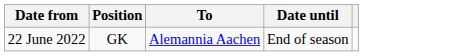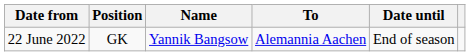+ column: (199, 16)
